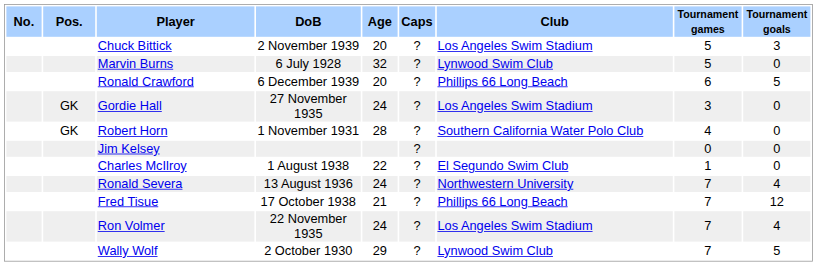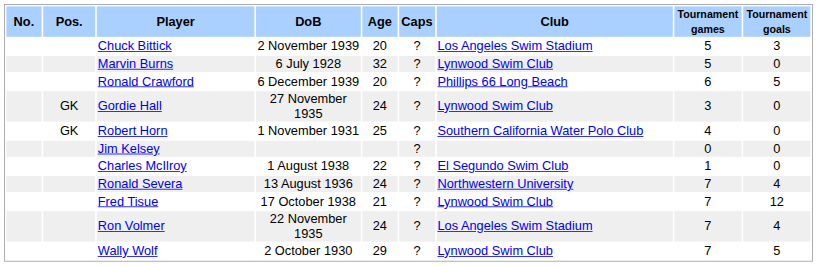(515, 106) Los Angeles Swim Stadium -> (495, 106) Lynwood Swim Club
(380, 131) 28 -> (380, 131) 25
(503, 201) Phillips 66 Long Beach -> (495, 201) Lynwood Swim Club
